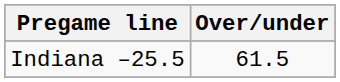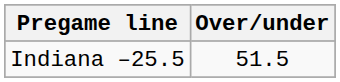(262, 60) 61.5 -> (262, 60) 51.5
